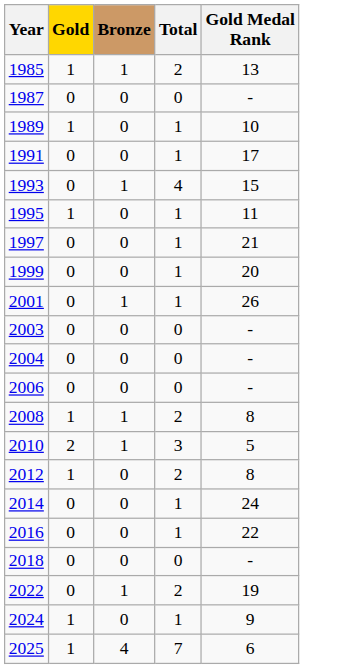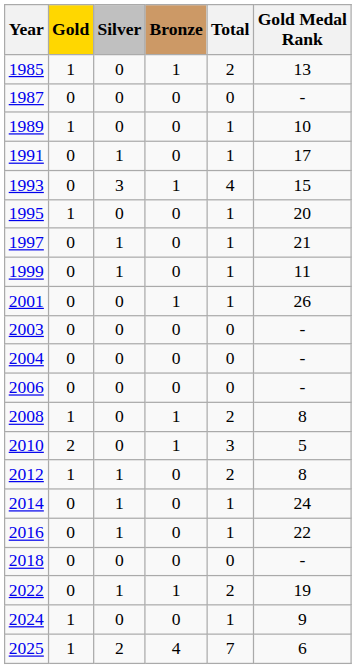+ column: (119, 29)
(250, 213) 11 -> (302, 213) 20
(250, 271) 20 -> (302, 271) 11
